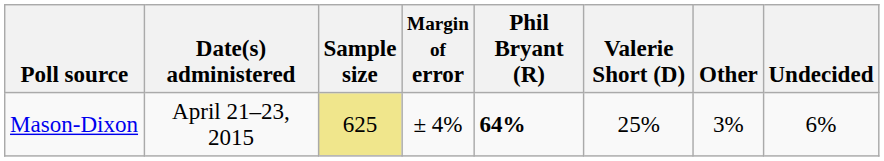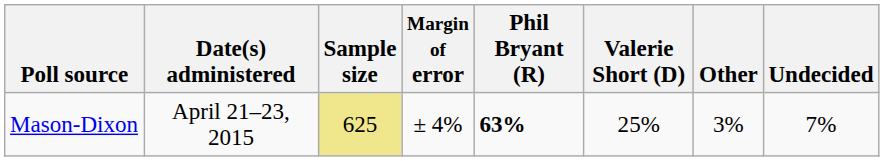(503, 124) 64% -> (503, 124) 63%
(821, 124) 6% -> (821, 124) 7%
